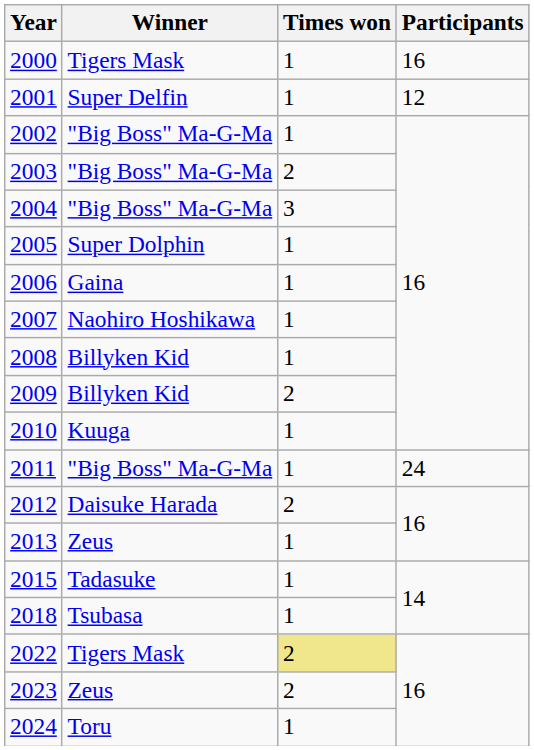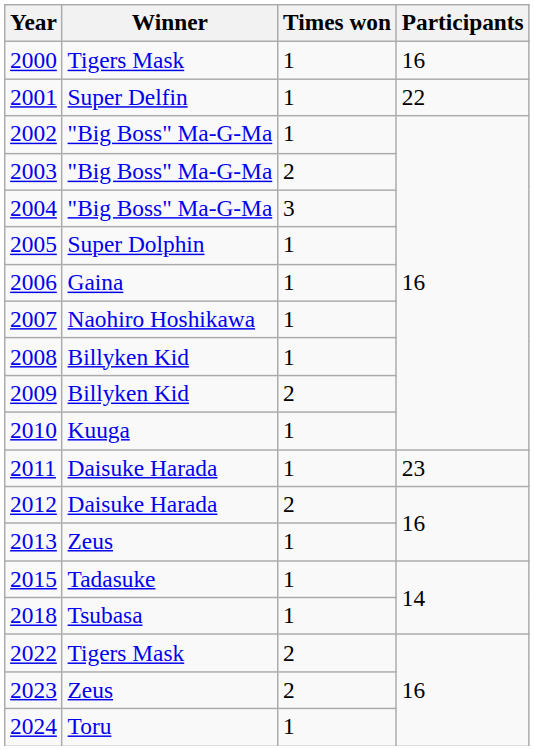(413, 97) 12 -> (413, 97) 22
(170, 467) "Big Boss" Ma-G-Ma -> (143, 467) Daisuke Harada
(413, 467) 24 -> (413, 467) 23
(289, 652) khaki background -> (289, 652) no background
